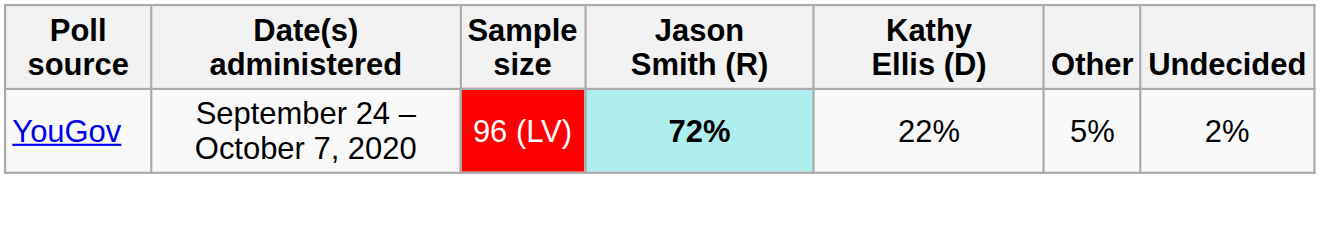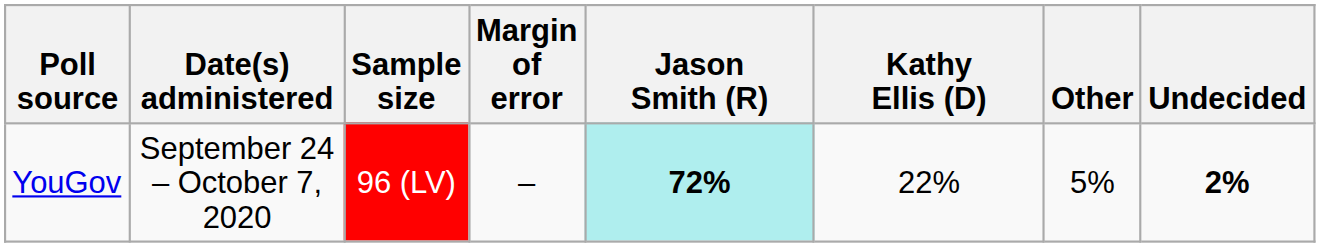+ column: (527, 64)
(1227, 130) normal -> (1227, 182) bold
